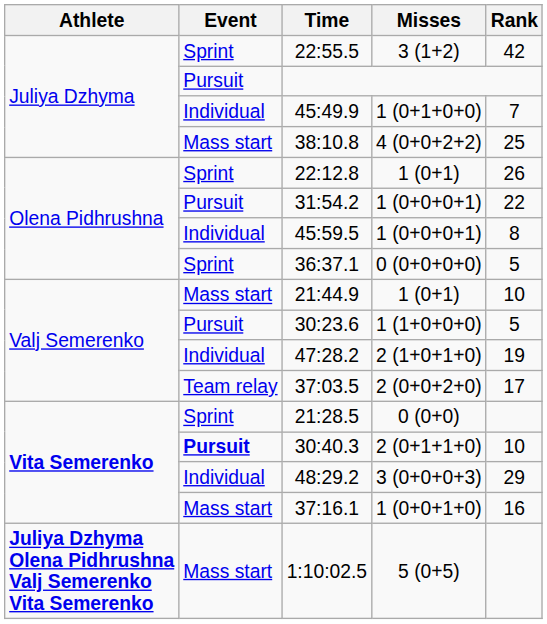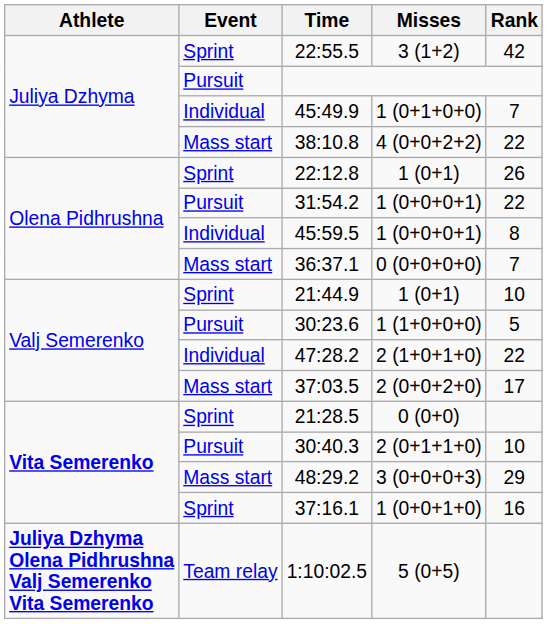(514, 142) 25 -> (514, 142) 22
(208, 264) Sprint -> (228, 264) Mass start
(514, 264) 5 -> (514, 264) 7
(228, 295) Mass start -> (208, 295) Sprint
(514, 356) 19 -> (514, 356) 22
(230, 386) Team relay -> (228, 386) Mass start
(216, 447) bold -> (213, 447) normal
(224, 478) Individual -> (228, 478) Mass start
(228, 508) Mass start -> (208, 508) Sprint
(228, 571) Mass start -> (230, 571) Team relay
